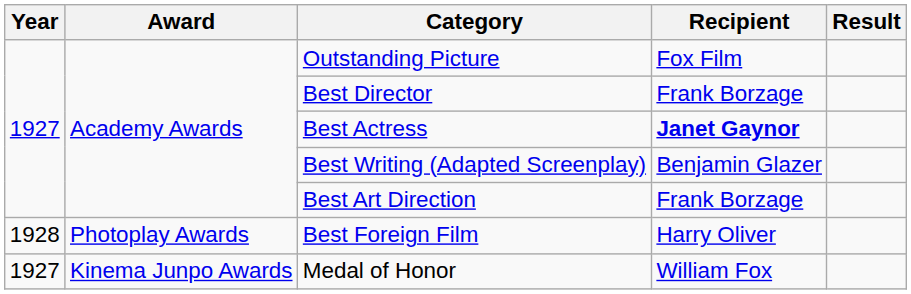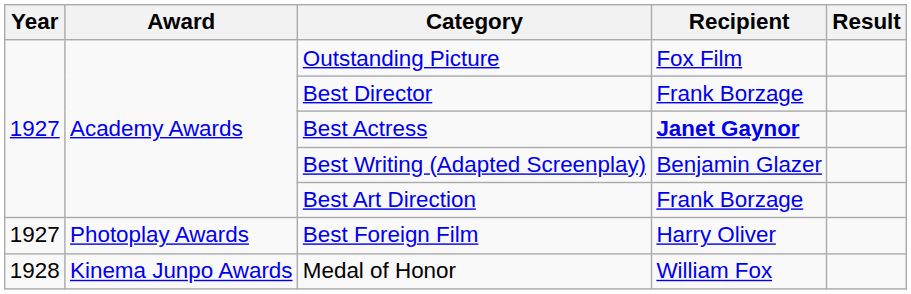(35, 235) 1928 -> (35, 235) 1927
(35, 270) 1927 -> (35, 270) 1928
